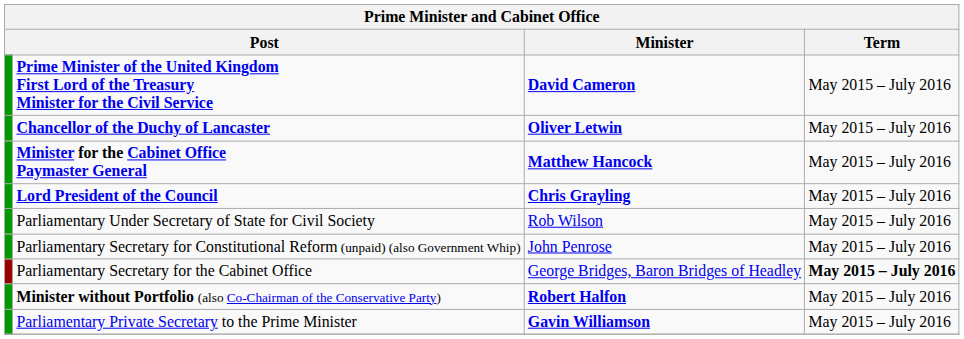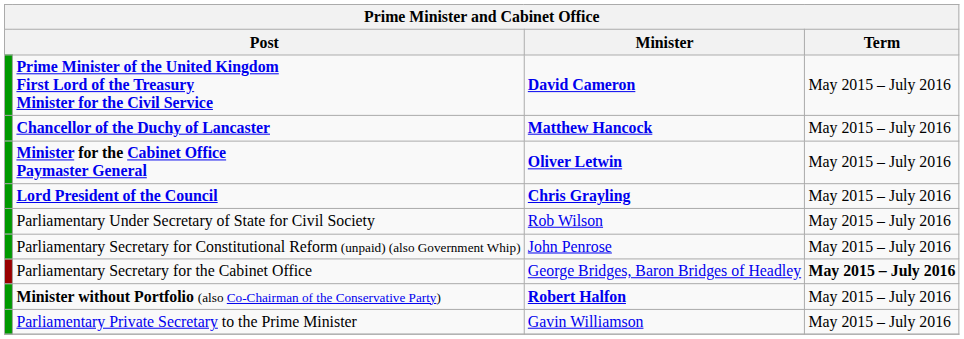(575, 128) Oliver Letwin -> (590, 128) Matthew Hancock
(590, 162) Matthew Hancock -> (575, 162) Oliver Letwin
(589, 321) bold -> (586, 321) normal
